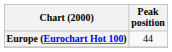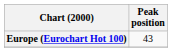(148, 39) 44 -> (148, 39) 43
